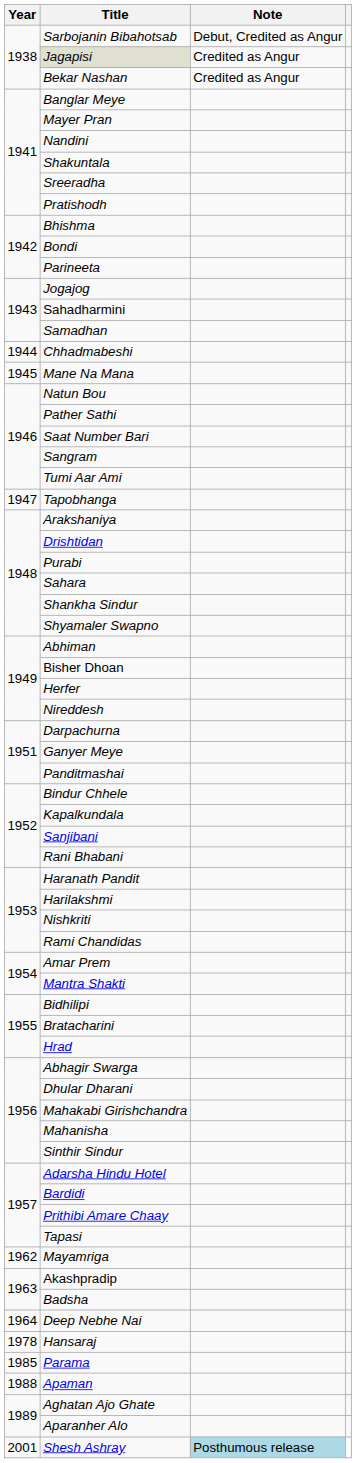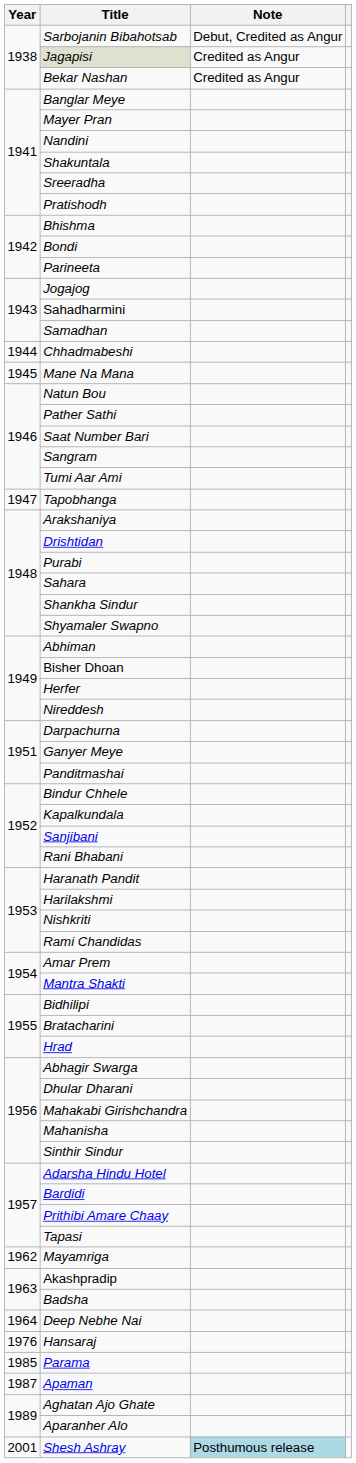(22, 1341) 1978 -> (22, 1341) 1976
(22, 1384) 1988 -> (22, 1384) 1987
